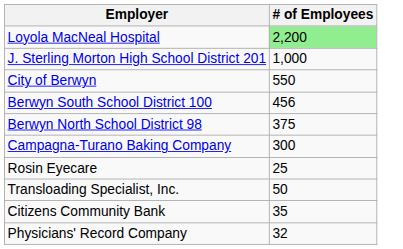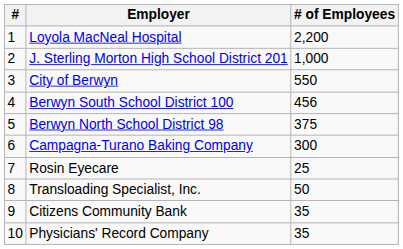+ column: (15, 15)
(290, 37) lightgreen background -> (311, 37) no background
(280, 233) 32 -> (302, 233) 35
